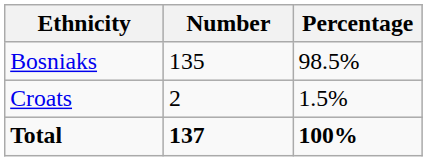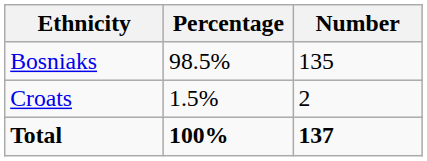columns swapped: (228, 23) <-> (358, 23)
